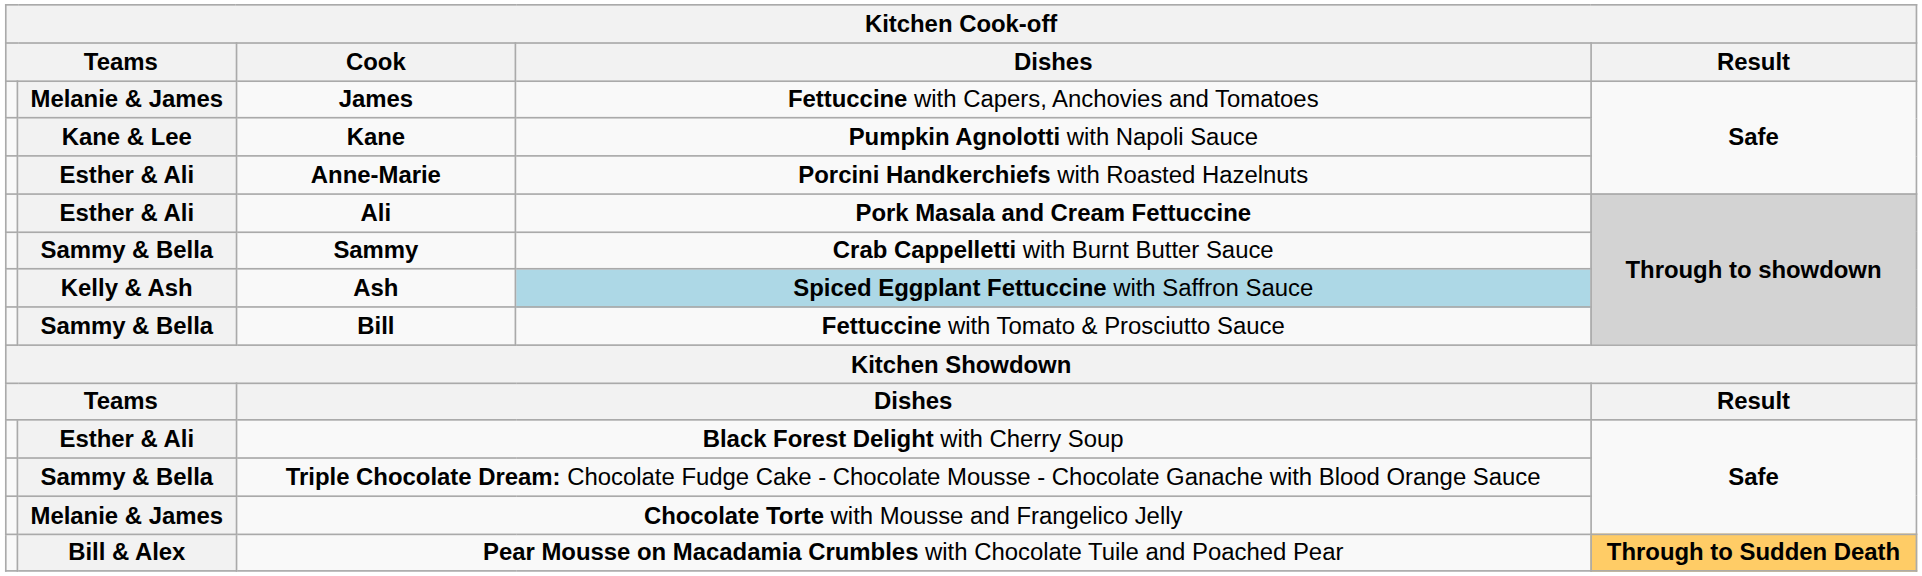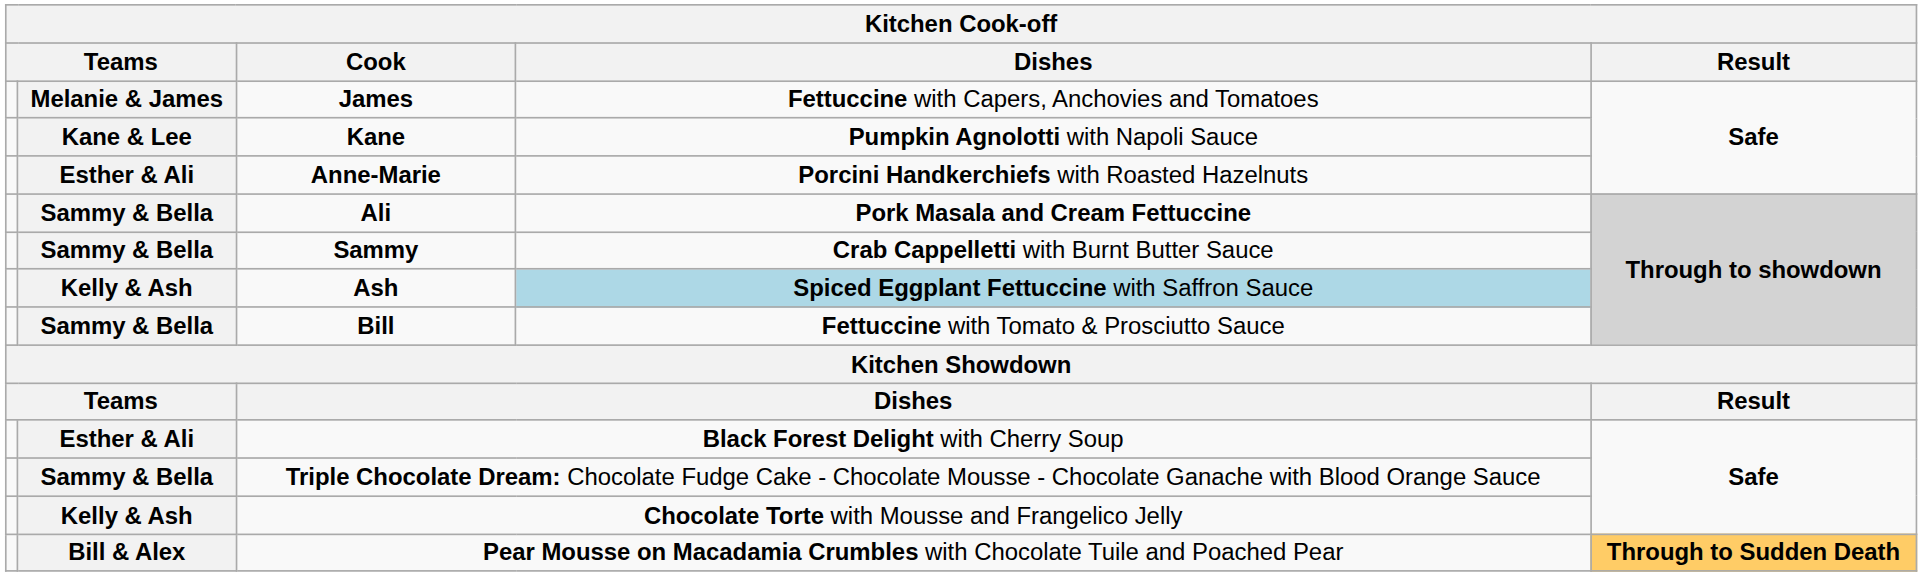(127, 213) Esther & Ali -> (127, 213) Sammy & Bella
(127, 515) Melanie & James -> (127, 515) Kelly & Ash
